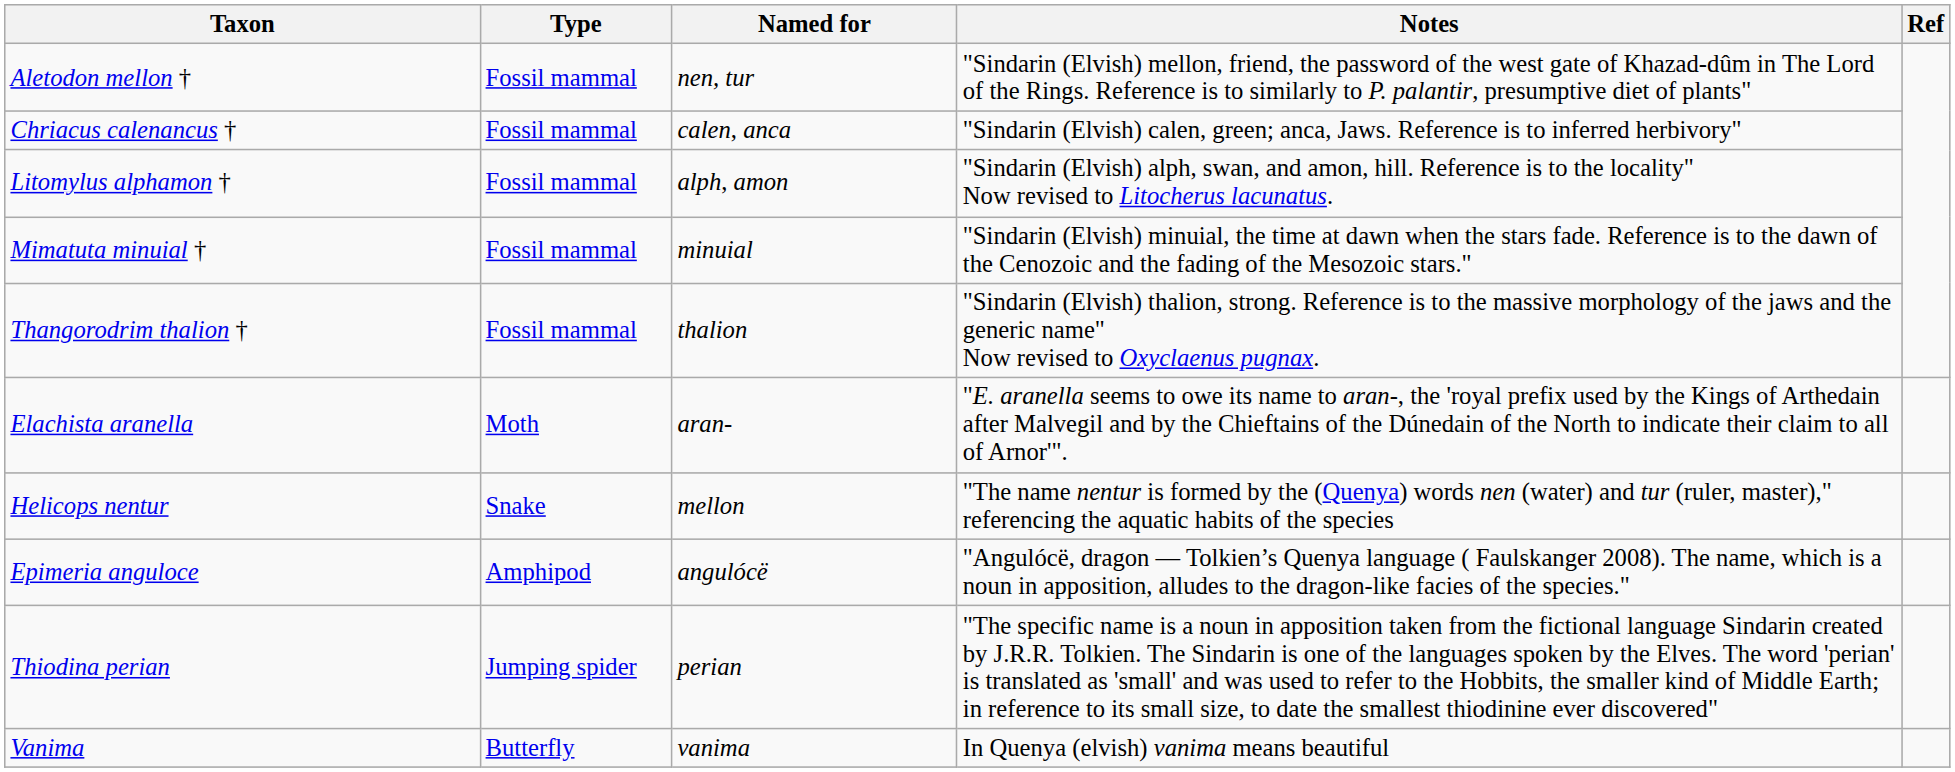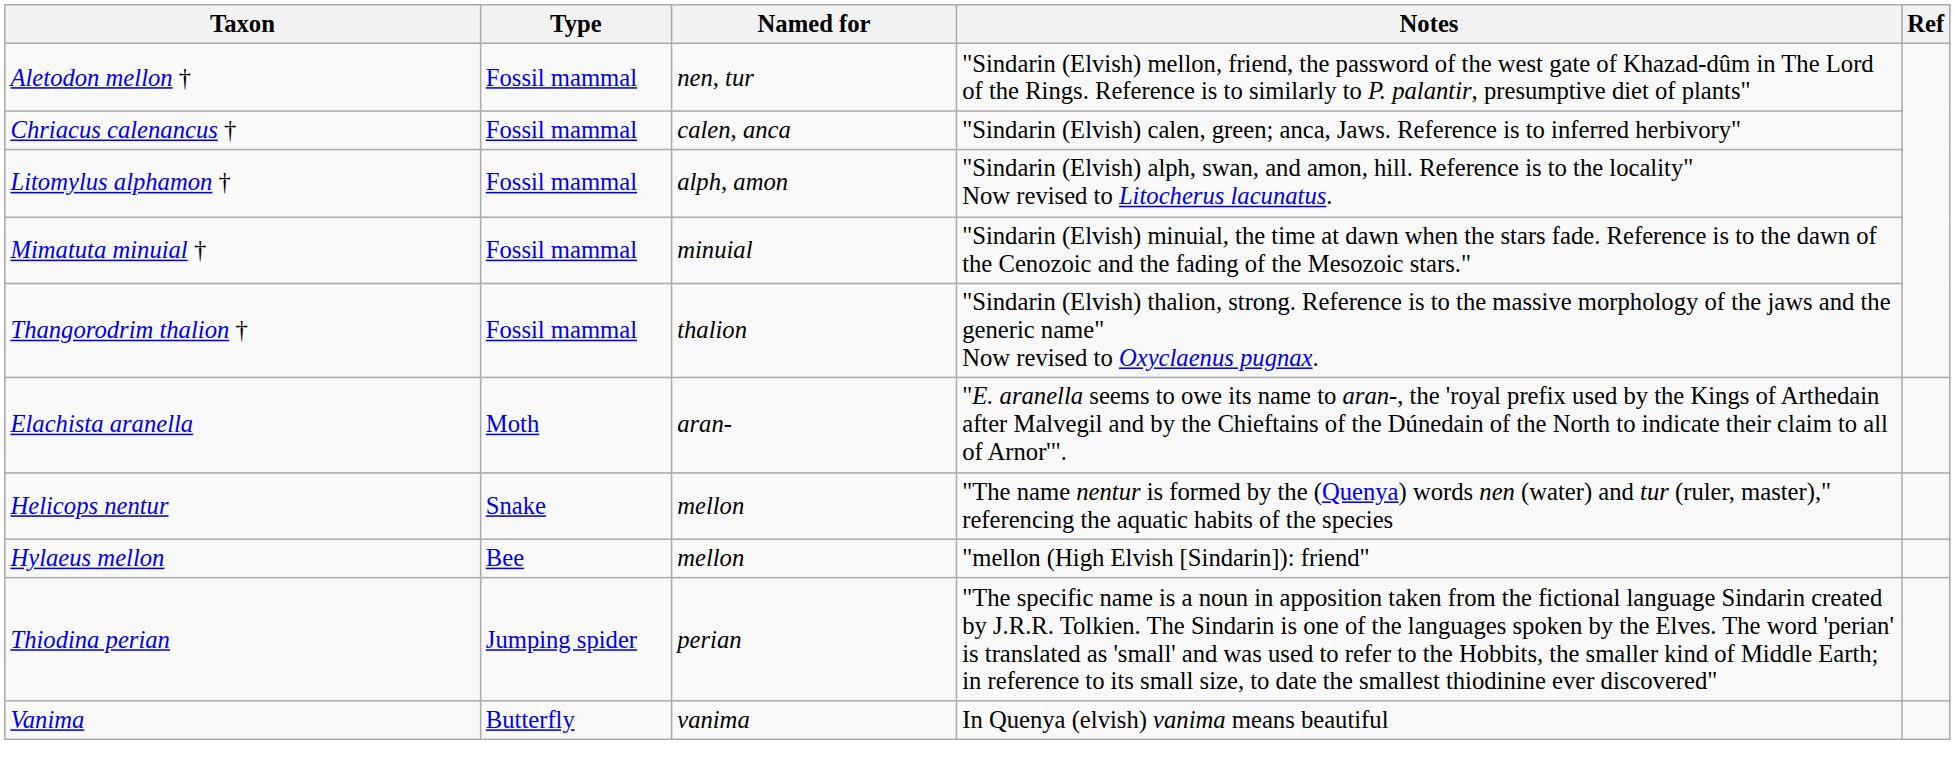+ row: (87, 558)
- row: (105, 572)
